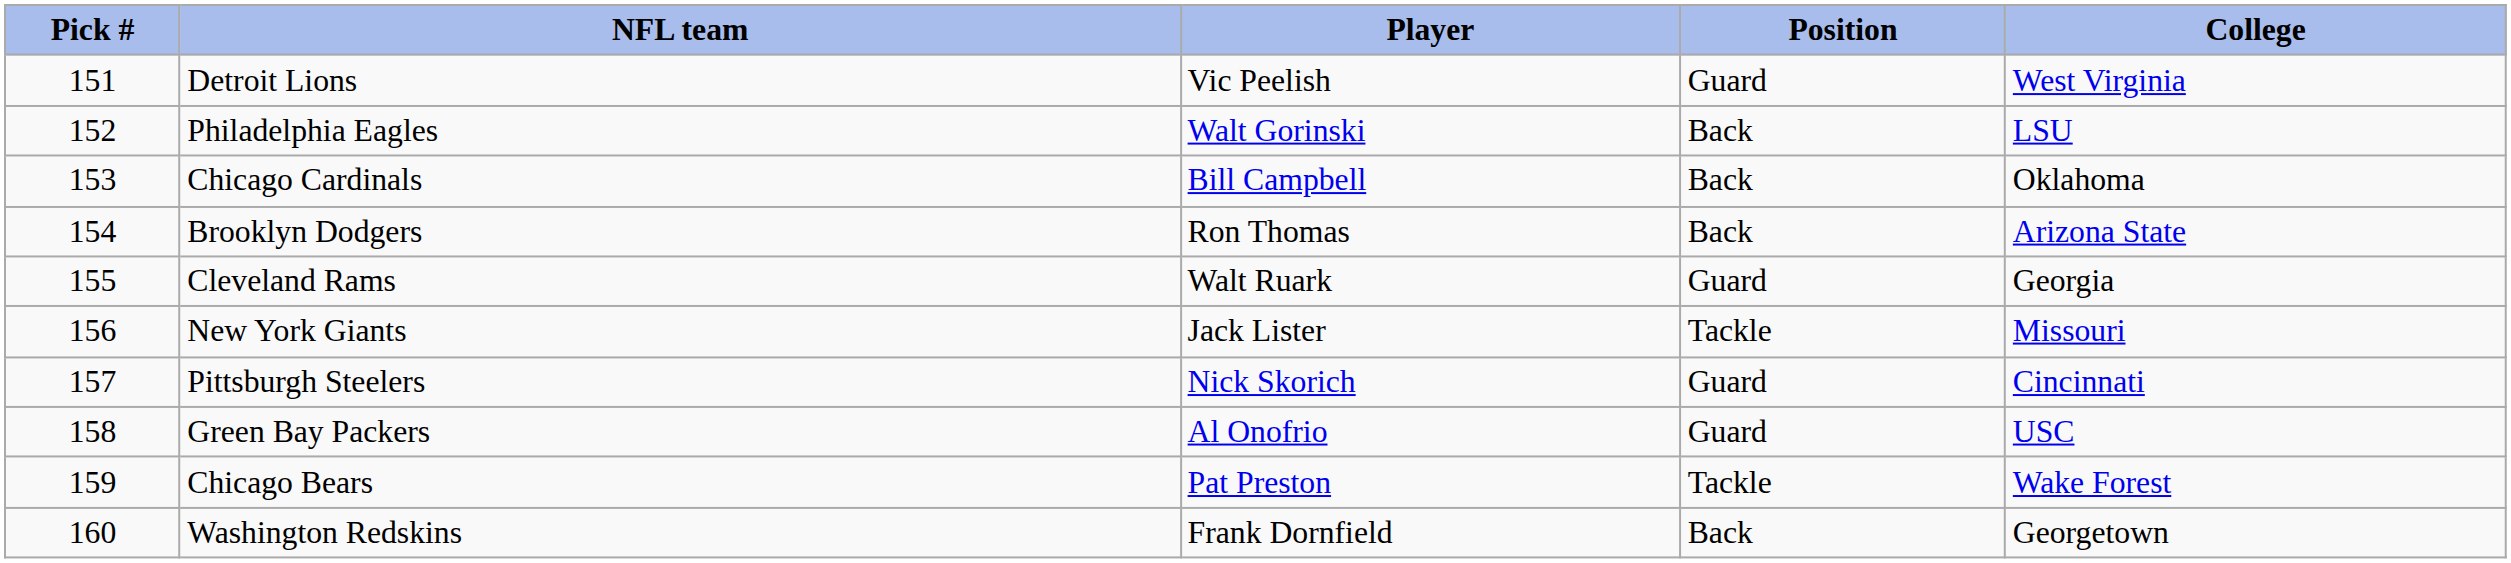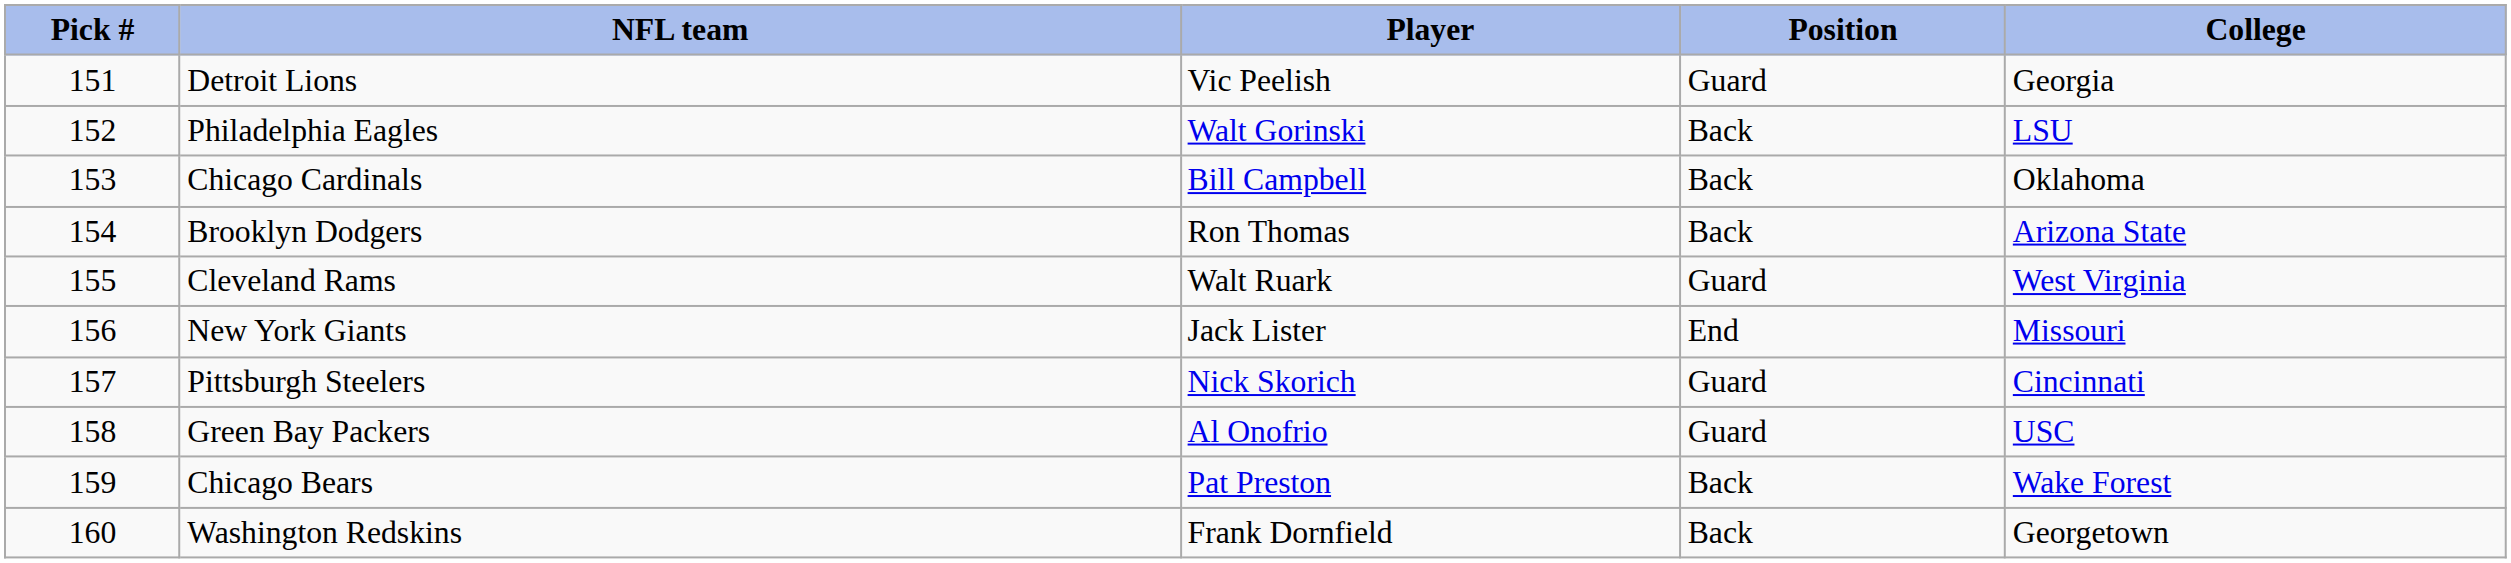(2099, 79) West Virginia -> (2064, 79) Georgia
(2064, 280) Georgia -> (2099, 280) West Virginia
(1730, 331) Tackle -> (1713, 331) End
(1730, 481) Tackle -> (1720, 481) Back
